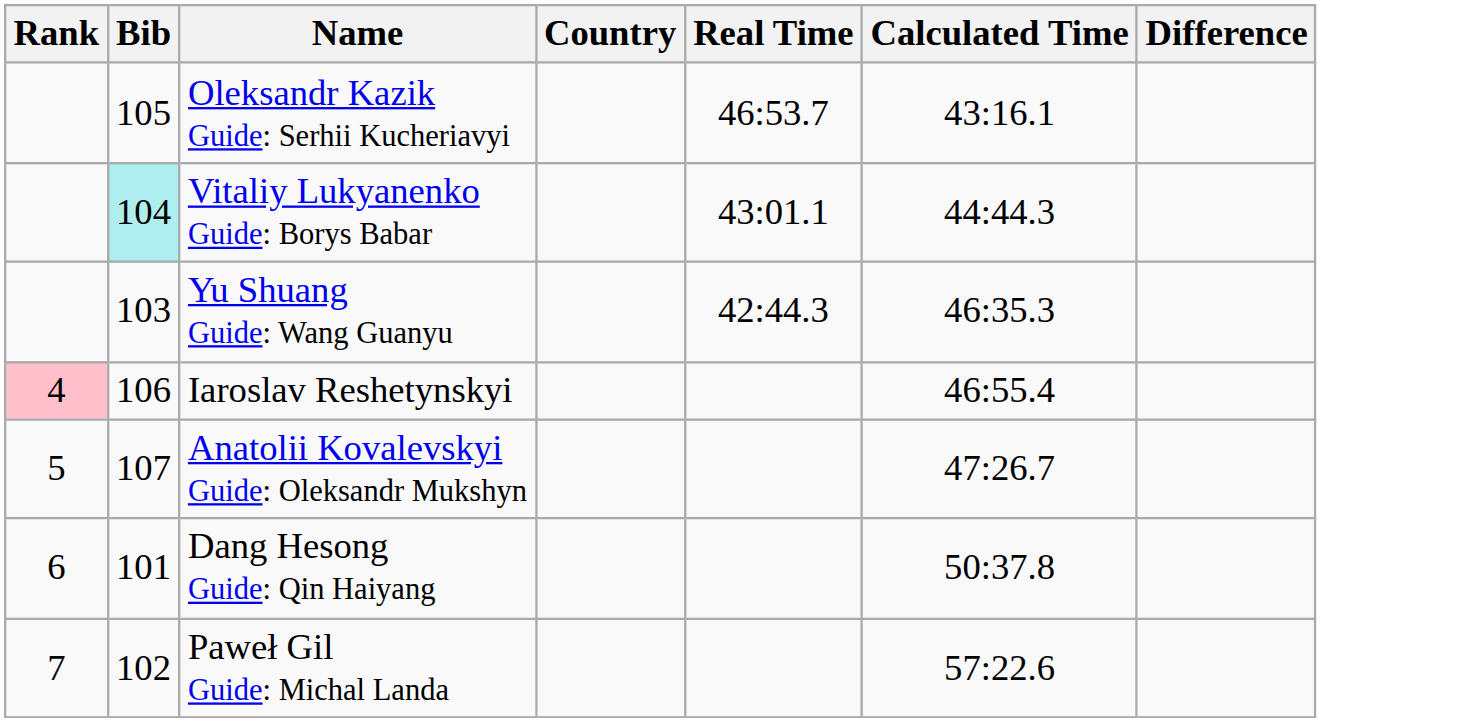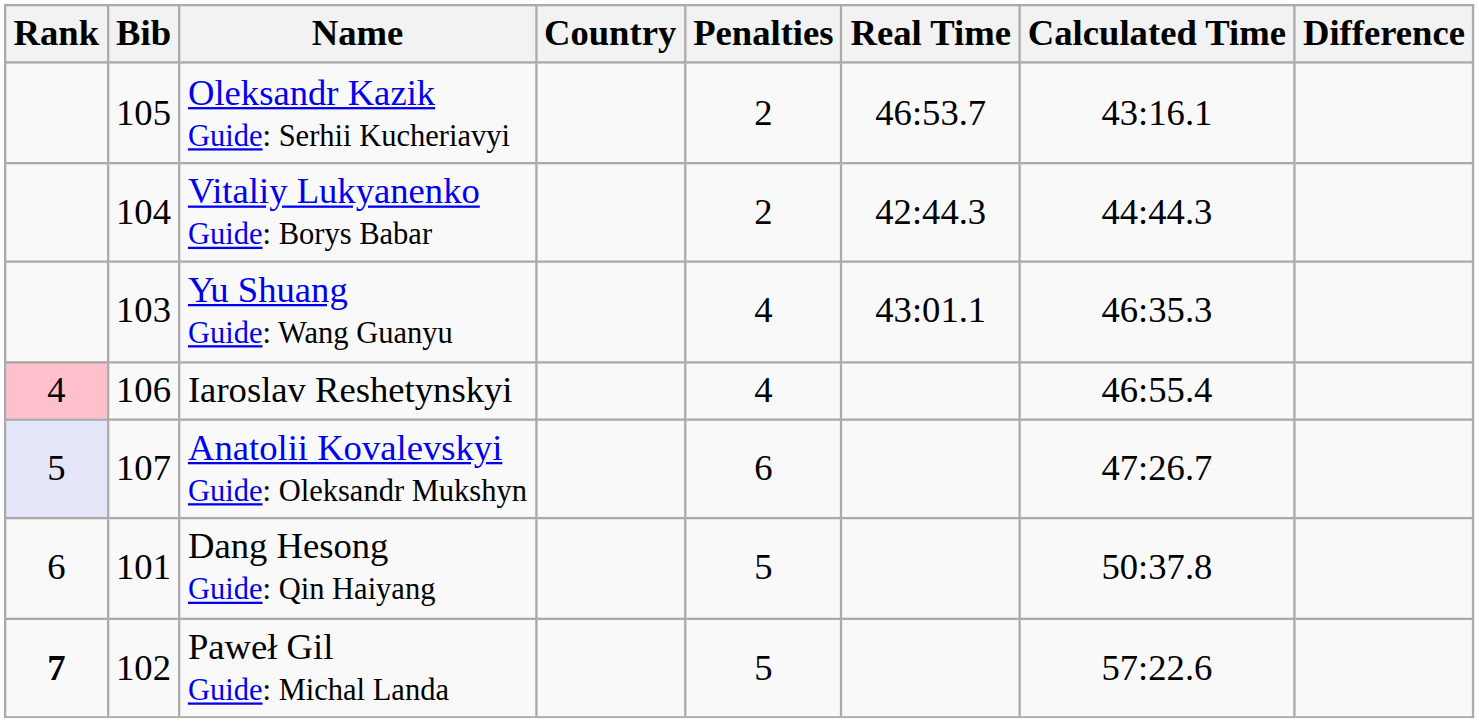+ column: (763, 33)
(144, 211) paleturquoise background -> (144, 211) no background
(773, 211) 43:01.1 -> (931, 211) 42:44.3
(773, 310) 42:44.3 -> (931, 310) 43:01.1
(56, 468) no background -> (56, 468) lavender background
(56, 667) normal -> (56, 667) bold
